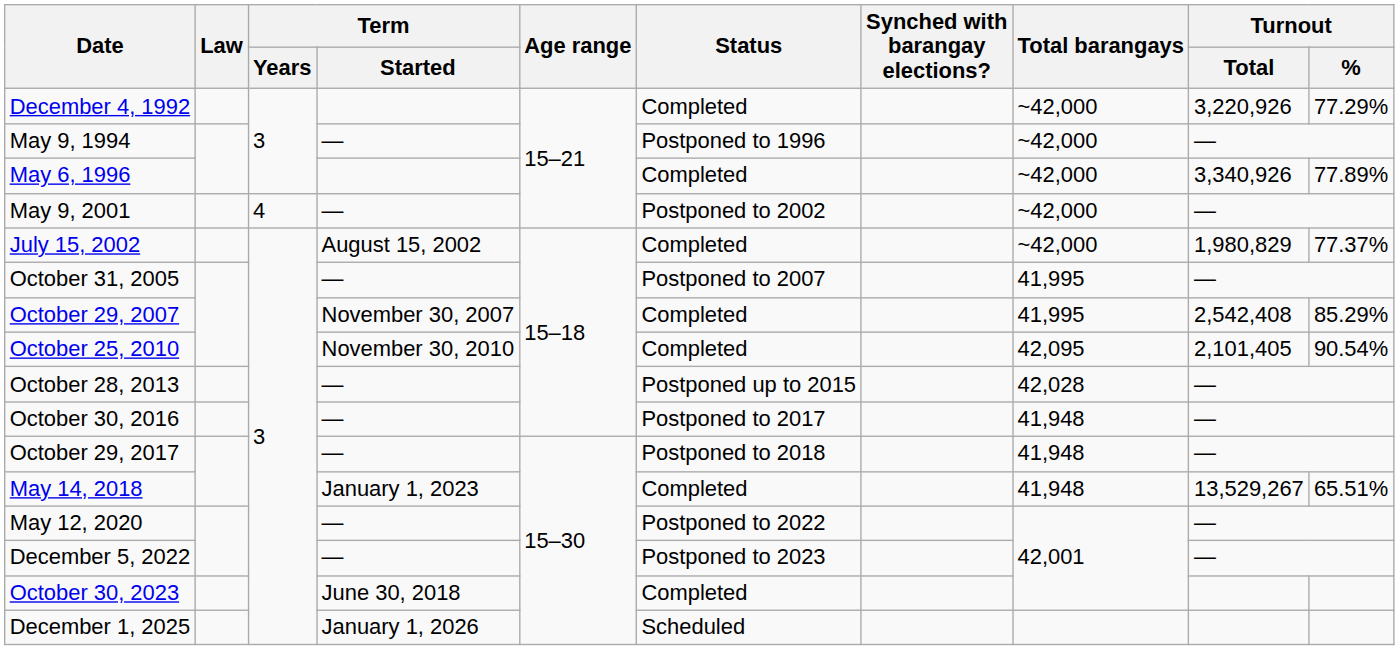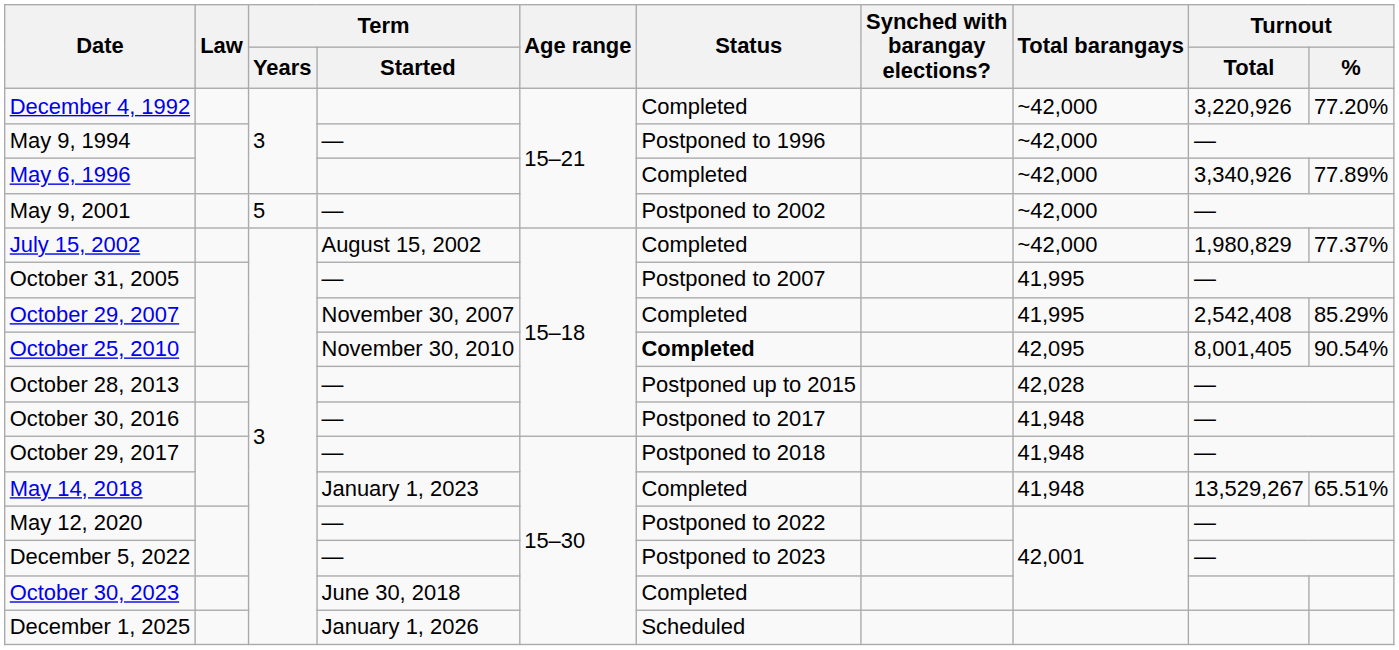(1351, 105) 77.29% -> (1351, 105) 77.20%
(259, 210) 4 -> (259, 210) 5
(695, 349) normal -> (698, 349) bold
(1243, 349) 2,101,405 -> (1243, 349) 8,001,405
